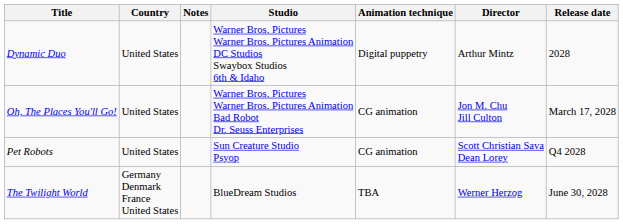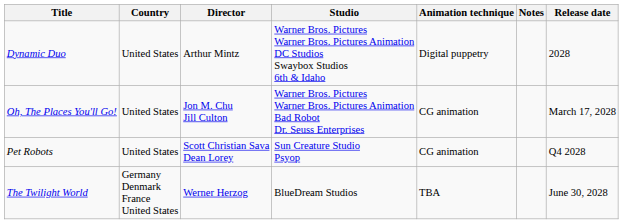columns swapped: (501, 12) <-> (196, 12)
